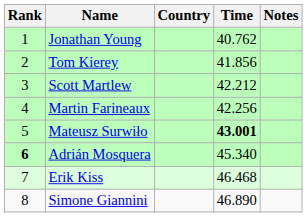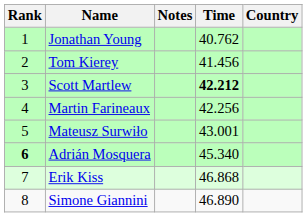columns swapped: (184, 16) <-> (281, 16)
(237, 62) 41.856 -> (219, 62) 41.456
(237, 85) normal -> (219, 85) bold
(237, 131) bold -> (219, 131) normal
(237, 177) 46.468 -> (219, 177) 46.868
